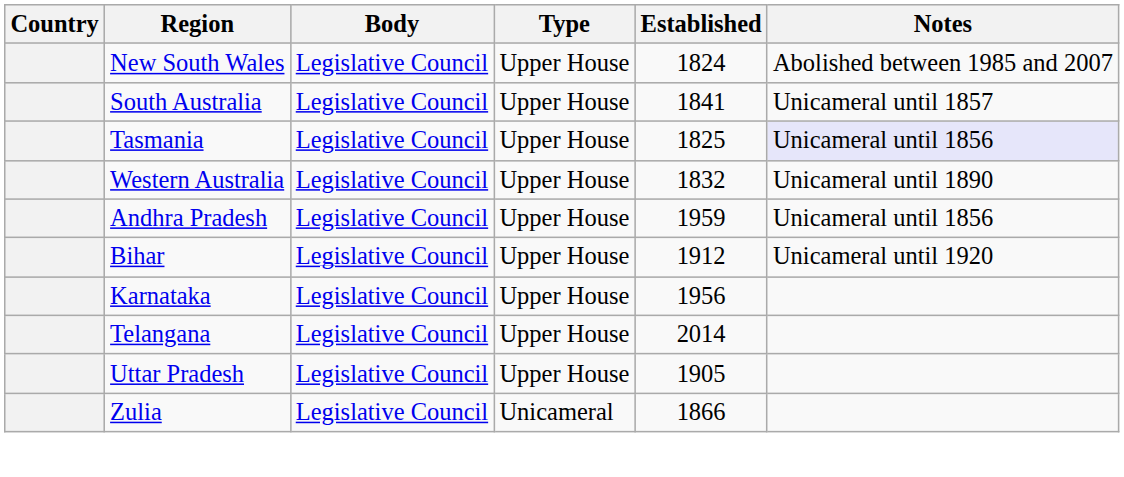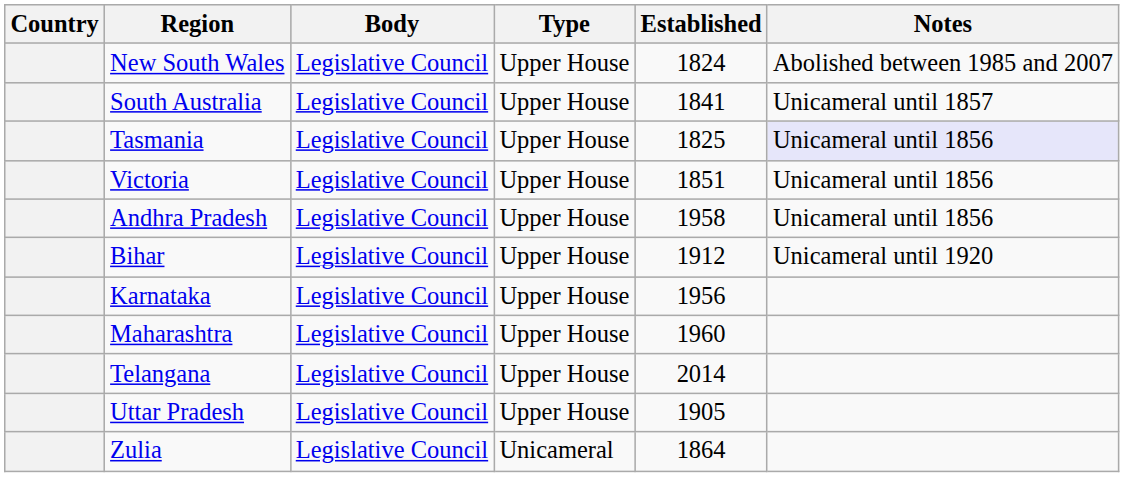+ row: (149, 179)
- row: (197, 179)
(701, 218) 1959 -> (701, 218) 1958
+ row: (171, 334)
(701, 412) 1866 -> (701, 450) 1864
